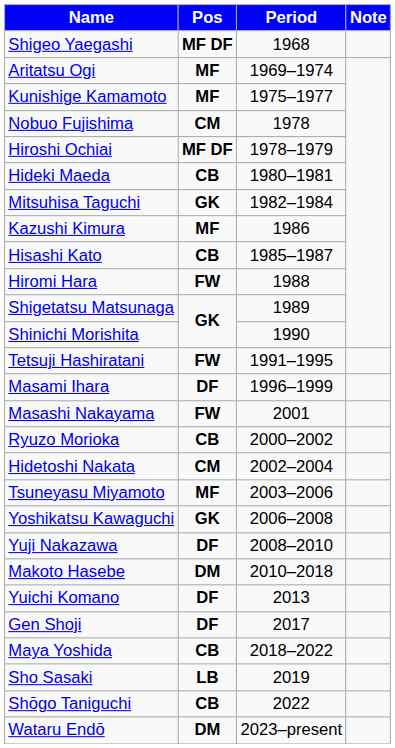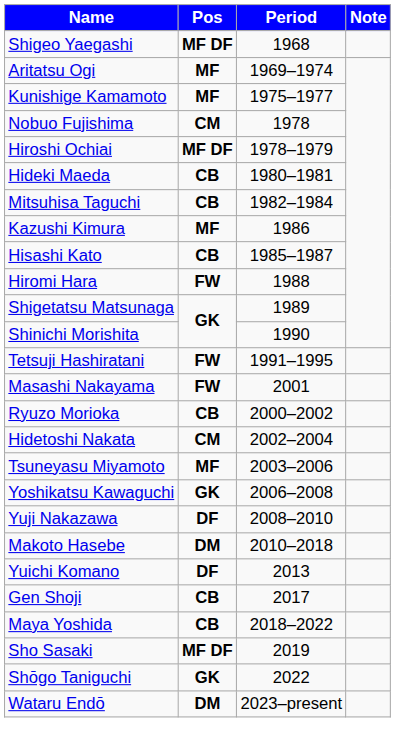(207, 202) GK -> (207, 202) CB
- row: (59, 387)
(207, 624) DF -> (207, 598) CB
(207, 677) LB -> (207, 651) MF DF
(207, 703) CB -> (207, 677) GK
